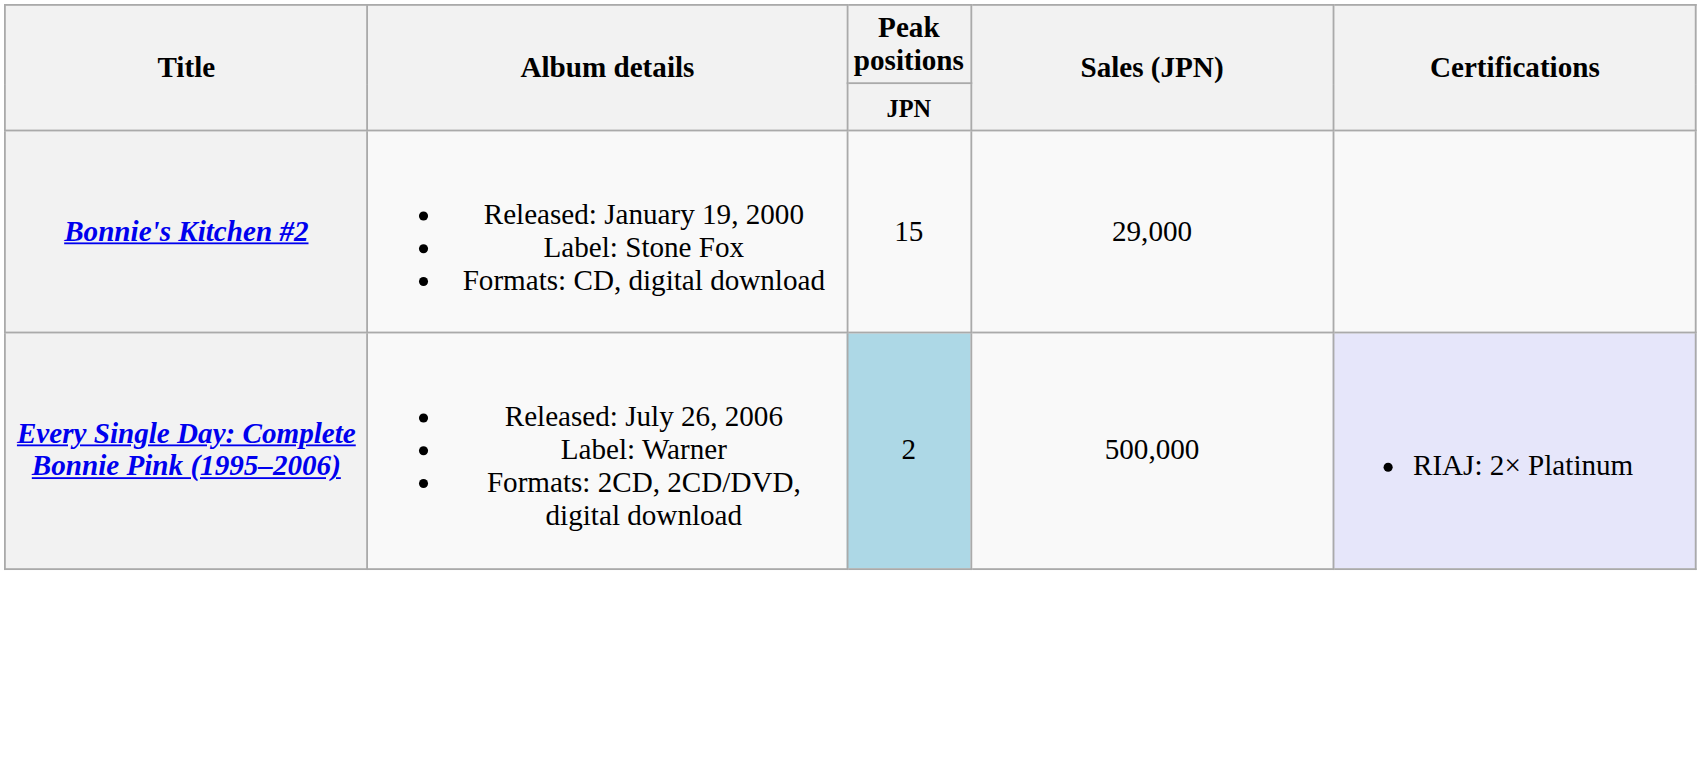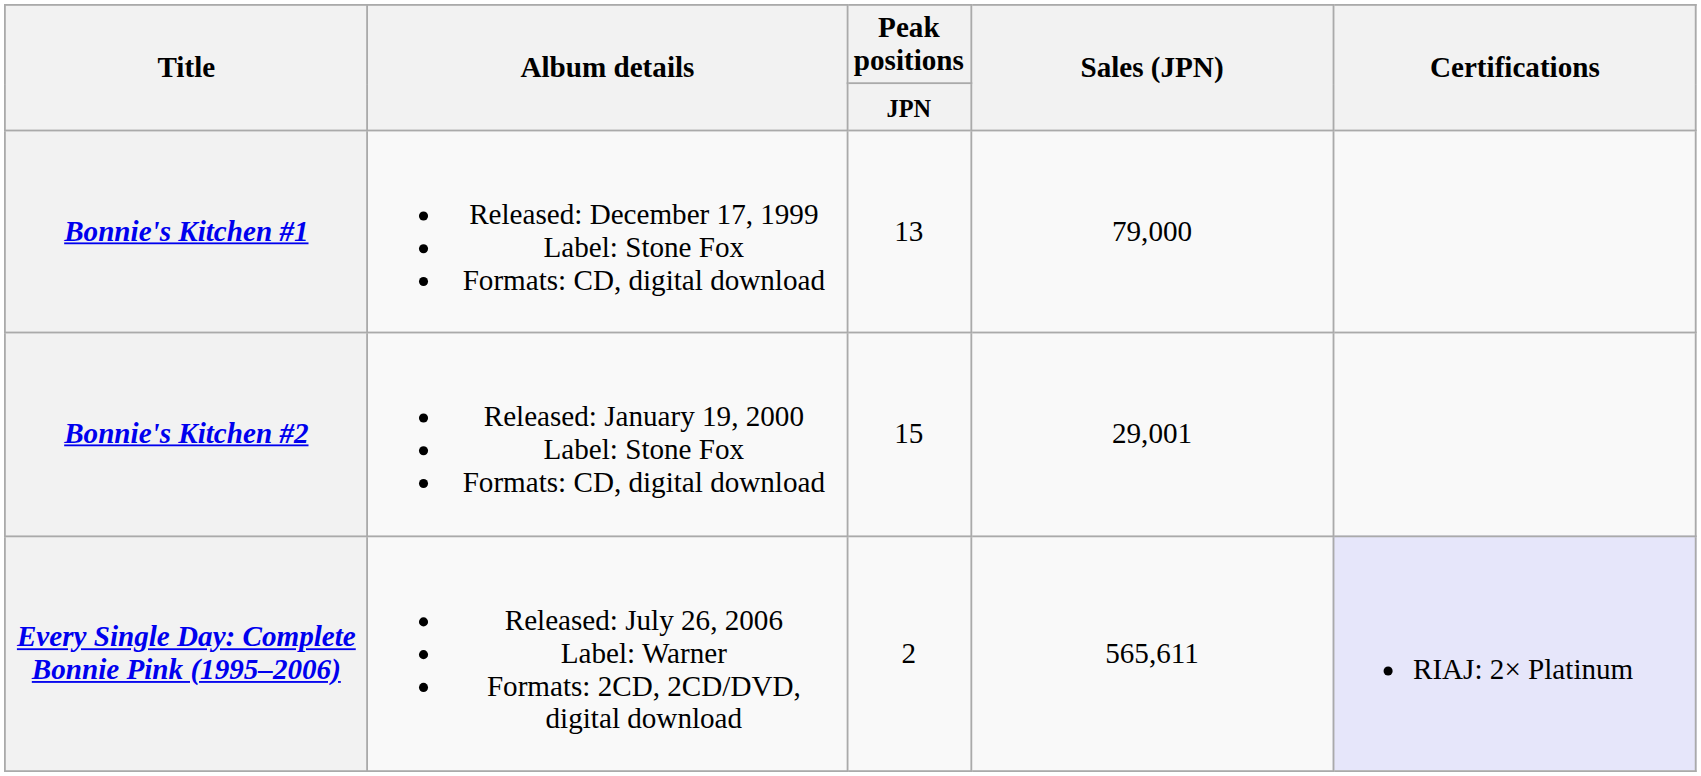+ row: (186, 230)
(1152, 230) 29,000 -> (1152, 433) 29,001
(909, 450) lightblue background -> (909, 652) no background
(1152, 450) 500,000 -> (1152, 652) 565,611
